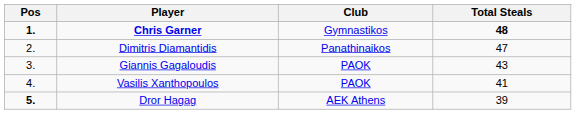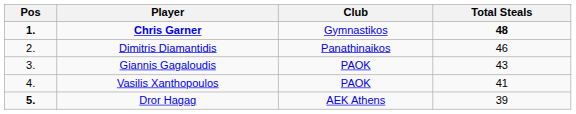(502, 48) 47 -> (502, 48) 46
